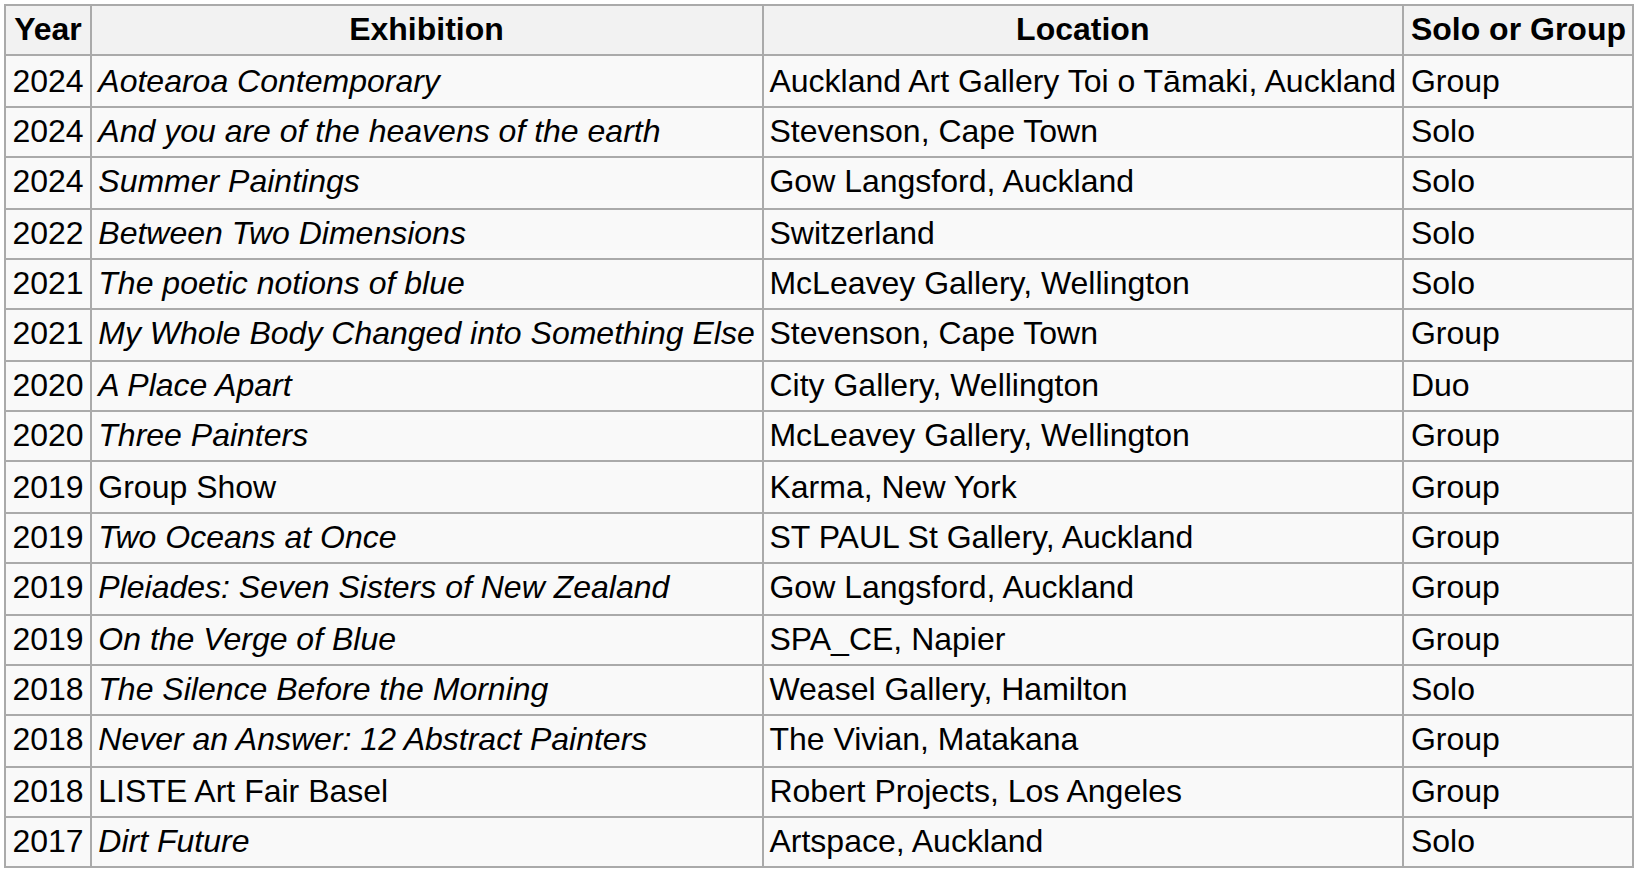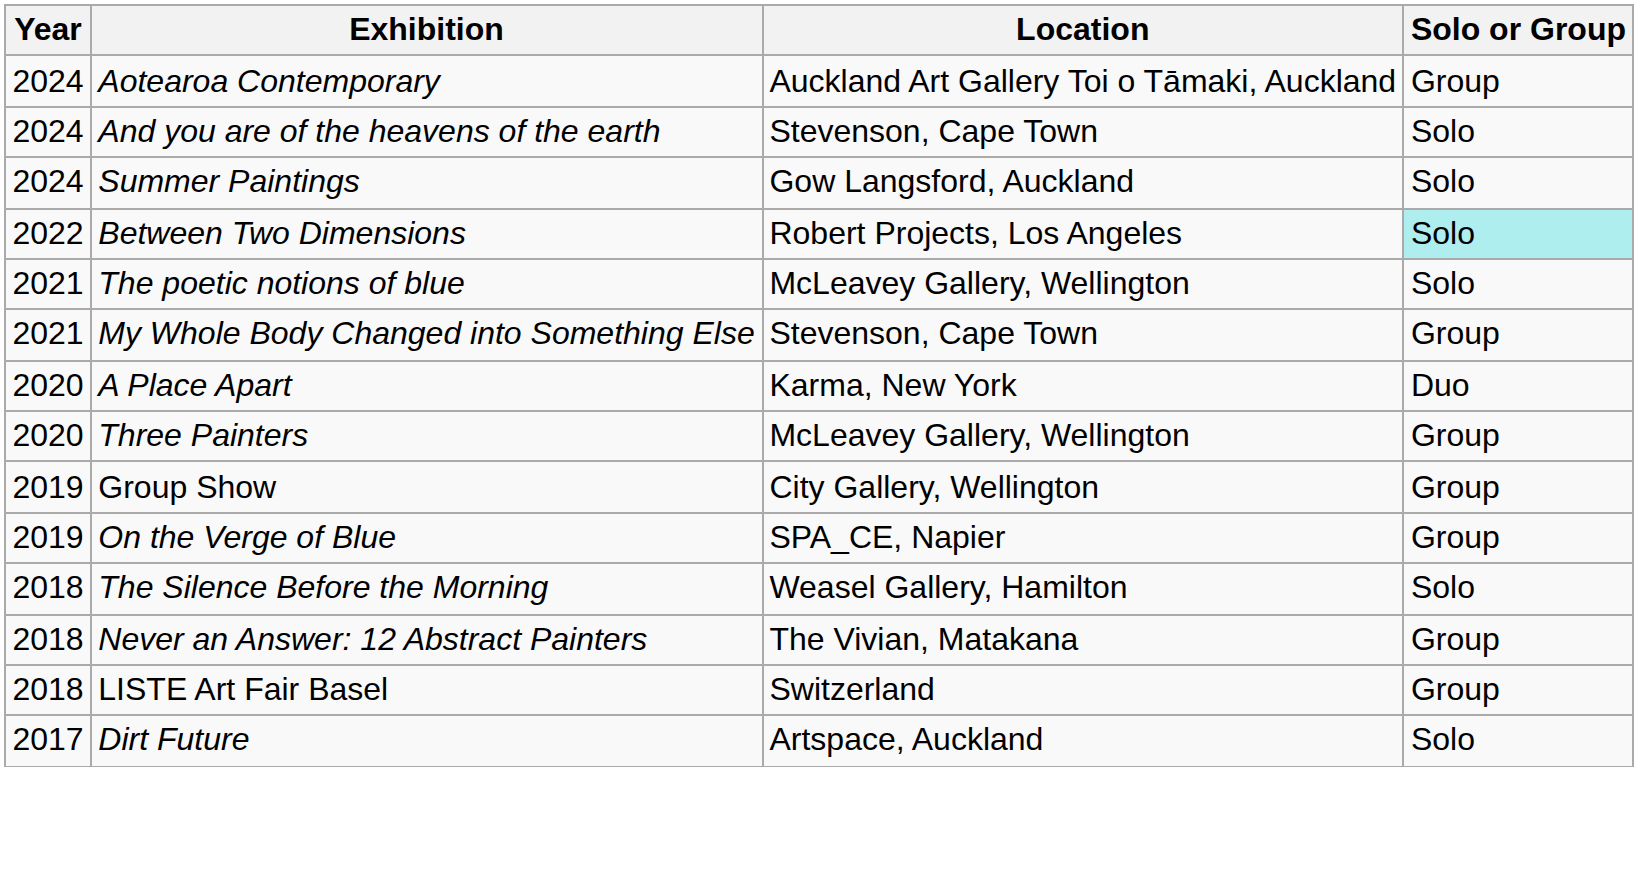(852, 232) Switzerland -> (976, 232) Robert Projects, Los Angeles
(1443, 232) no background -> (1443, 232) paleturquoise background
(934, 385) City Gallery, Wellington -> (893, 385) Karma, New York
(893, 486) Karma, New York -> (934, 486) City Gallery, Wellington
- row: (247, 537)
- row: (384, 588)
(976, 791) Robert Projects, Los Angeles -> (852, 689) Switzerland
